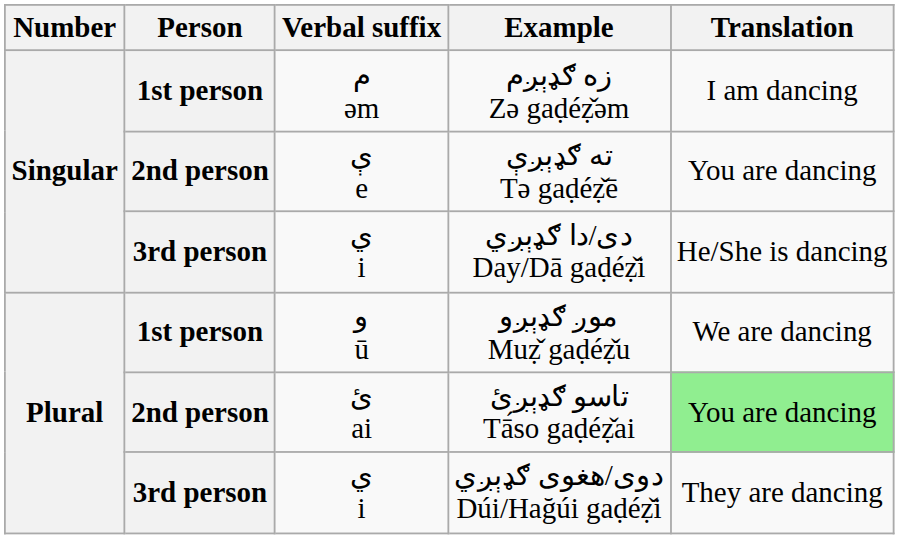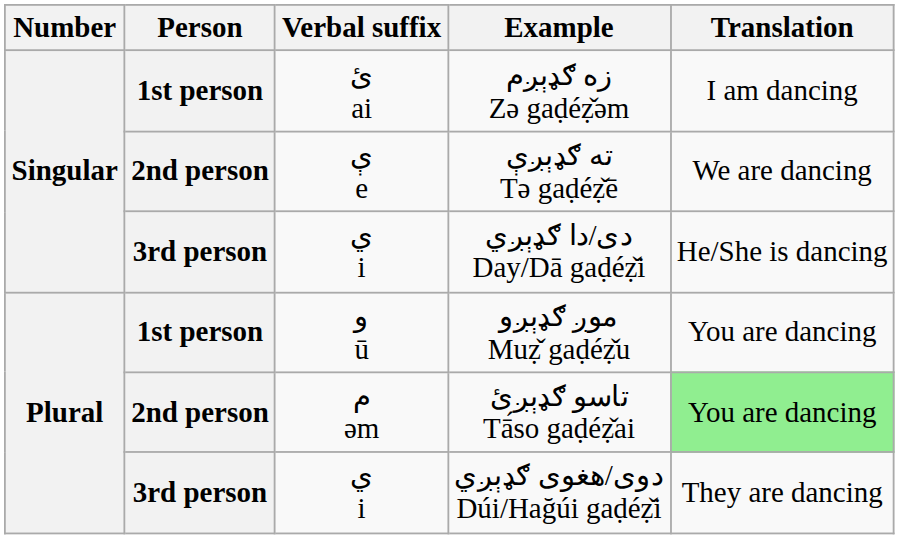(362, 91) م əm -> (362, 91) ئ ai
(782, 170) You are dancing -> (782, 170) We are dancing
(782, 331) We are dancing -> (782, 331) You are dancing
(362, 412) ئ ai -> (362, 412) م əm
